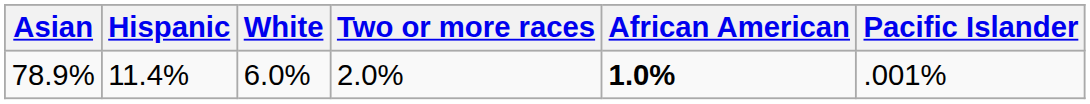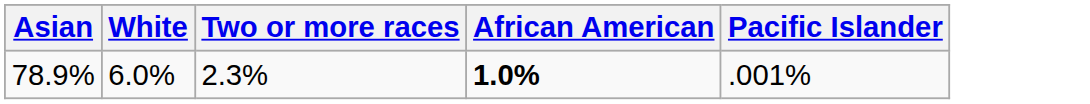- column: (169, 27)
(370, 74) 2.0% -> (235, 74) 2.3%
